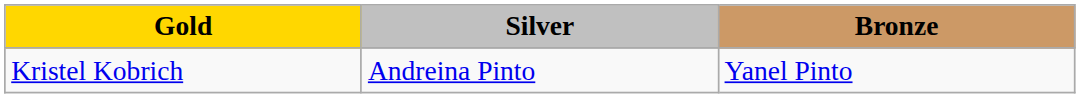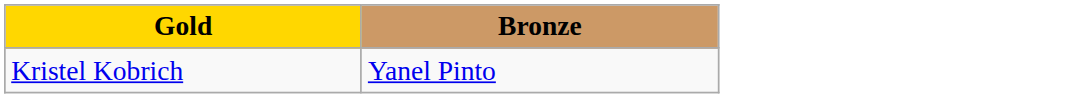- column: (540, 26)
